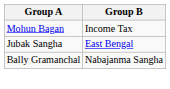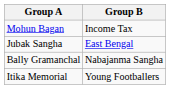+ row: (37, 76)
